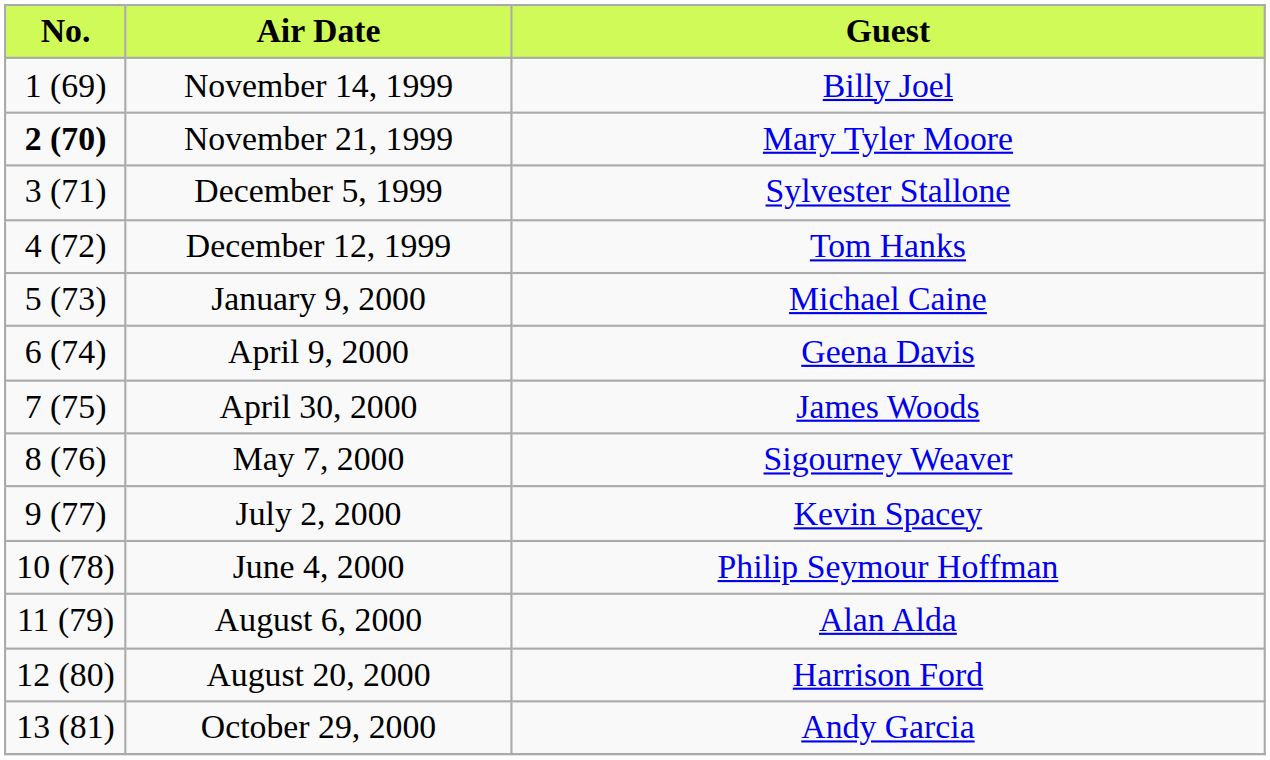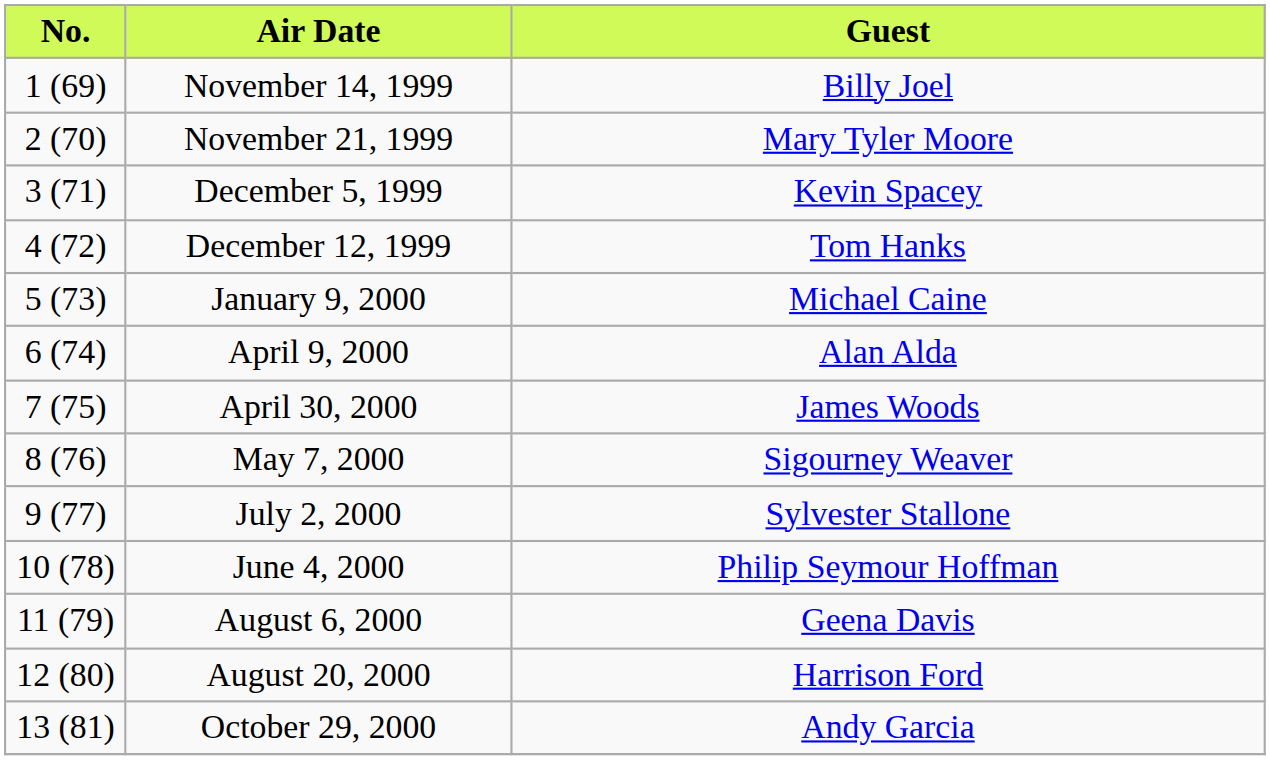(66, 138) bold -> (66, 138) normal
(888, 191) Sylvester Stallone -> (888, 191) Kevin Spacey
(888, 352) Geena Davis -> (888, 352) Alan Alda
(888, 513) Kevin Spacey -> (888, 513) Sylvester Stallone
(888, 620) Alan Alda -> (888, 620) Geena Davis
